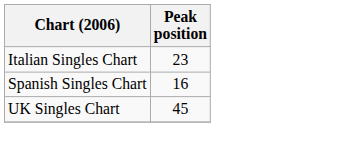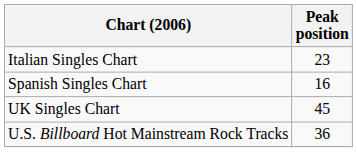+ row: (148, 134)
